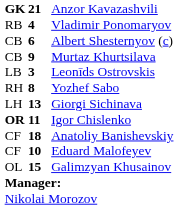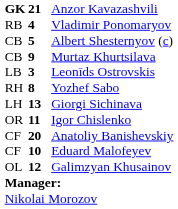(31, 40) 6 -> (31, 40) 5
(15, 119) bold -> (14, 119) normal
(35, 135) 18 -> (35, 135) 20
(35, 167) 15 -> (35, 167) 12
